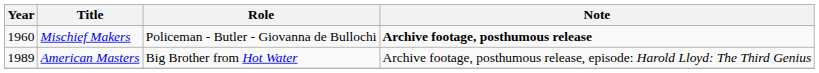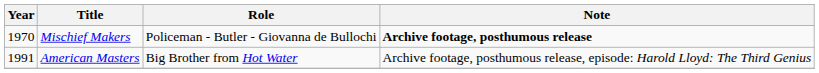(21, 36) 1960 -> (21, 36) 1970
(21, 57) 1989 -> (21, 57) 1991
